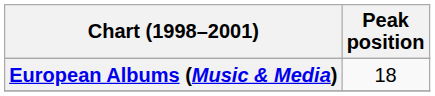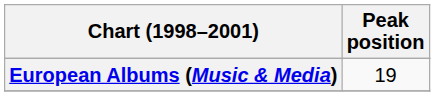(386, 74) 18 -> (386, 74) 19
